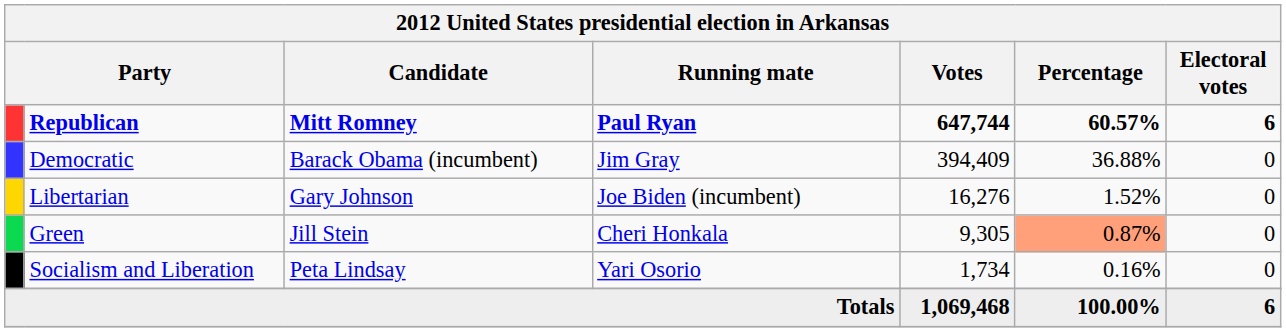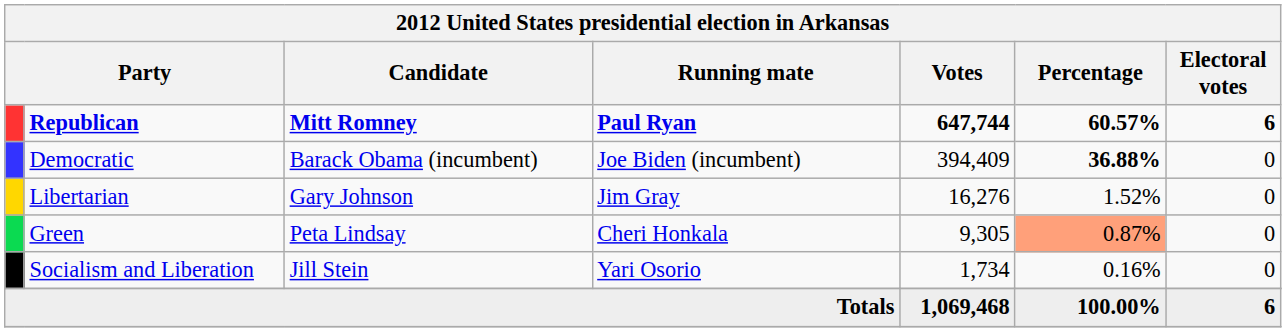(638, 160) Jim Gray -> (699, 160) Joe Biden (incumbent)
(1126, 160) normal -> (1124, 160) bold
(699, 196) Joe Biden (incumbent) -> (638, 196) Jim Gray
(329, 233) Jill Stein -> (348, 233) Peta Lindsay
(348, 270) Peta Lindsay -> (329, 270) Jill Stein
